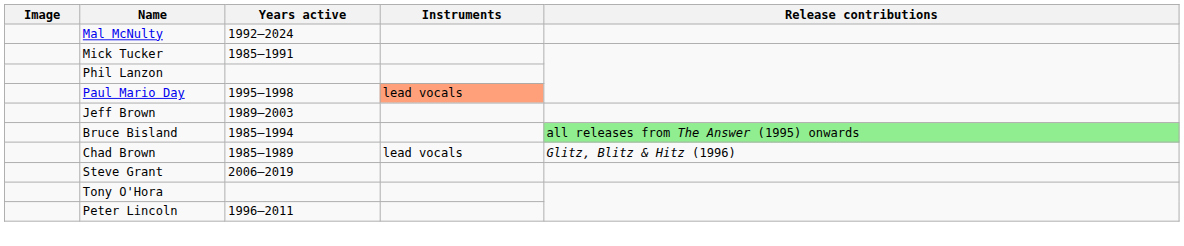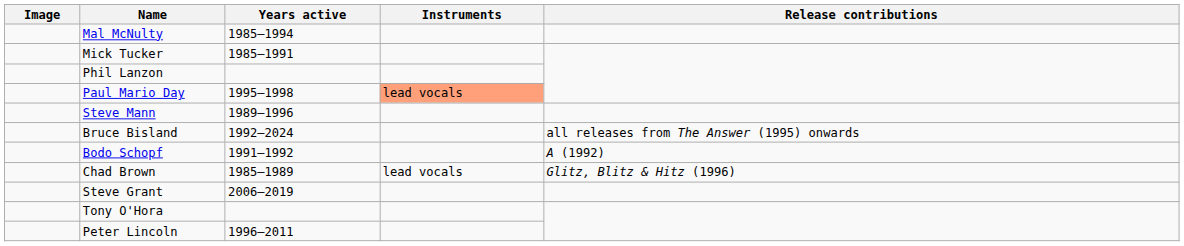(261, 34) 1992–2024 -> (261, 34) 1985–1994
- row: (119, 113)
+ row: (119, 113)
(261, 133) 1985–1994 -> (261, 133) 1992–2024
(703, 133) lightgreen background -> (703, 133) no background
+ row: (123, 152)
